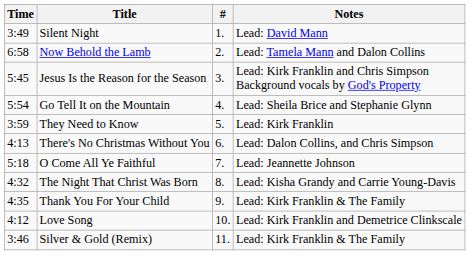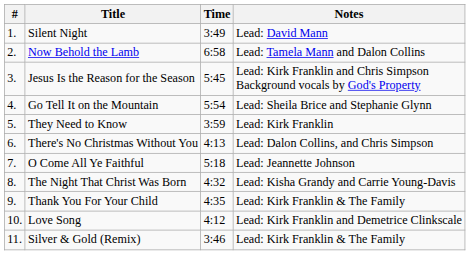columns swapped: (223, 14) <-> (21, 14)
